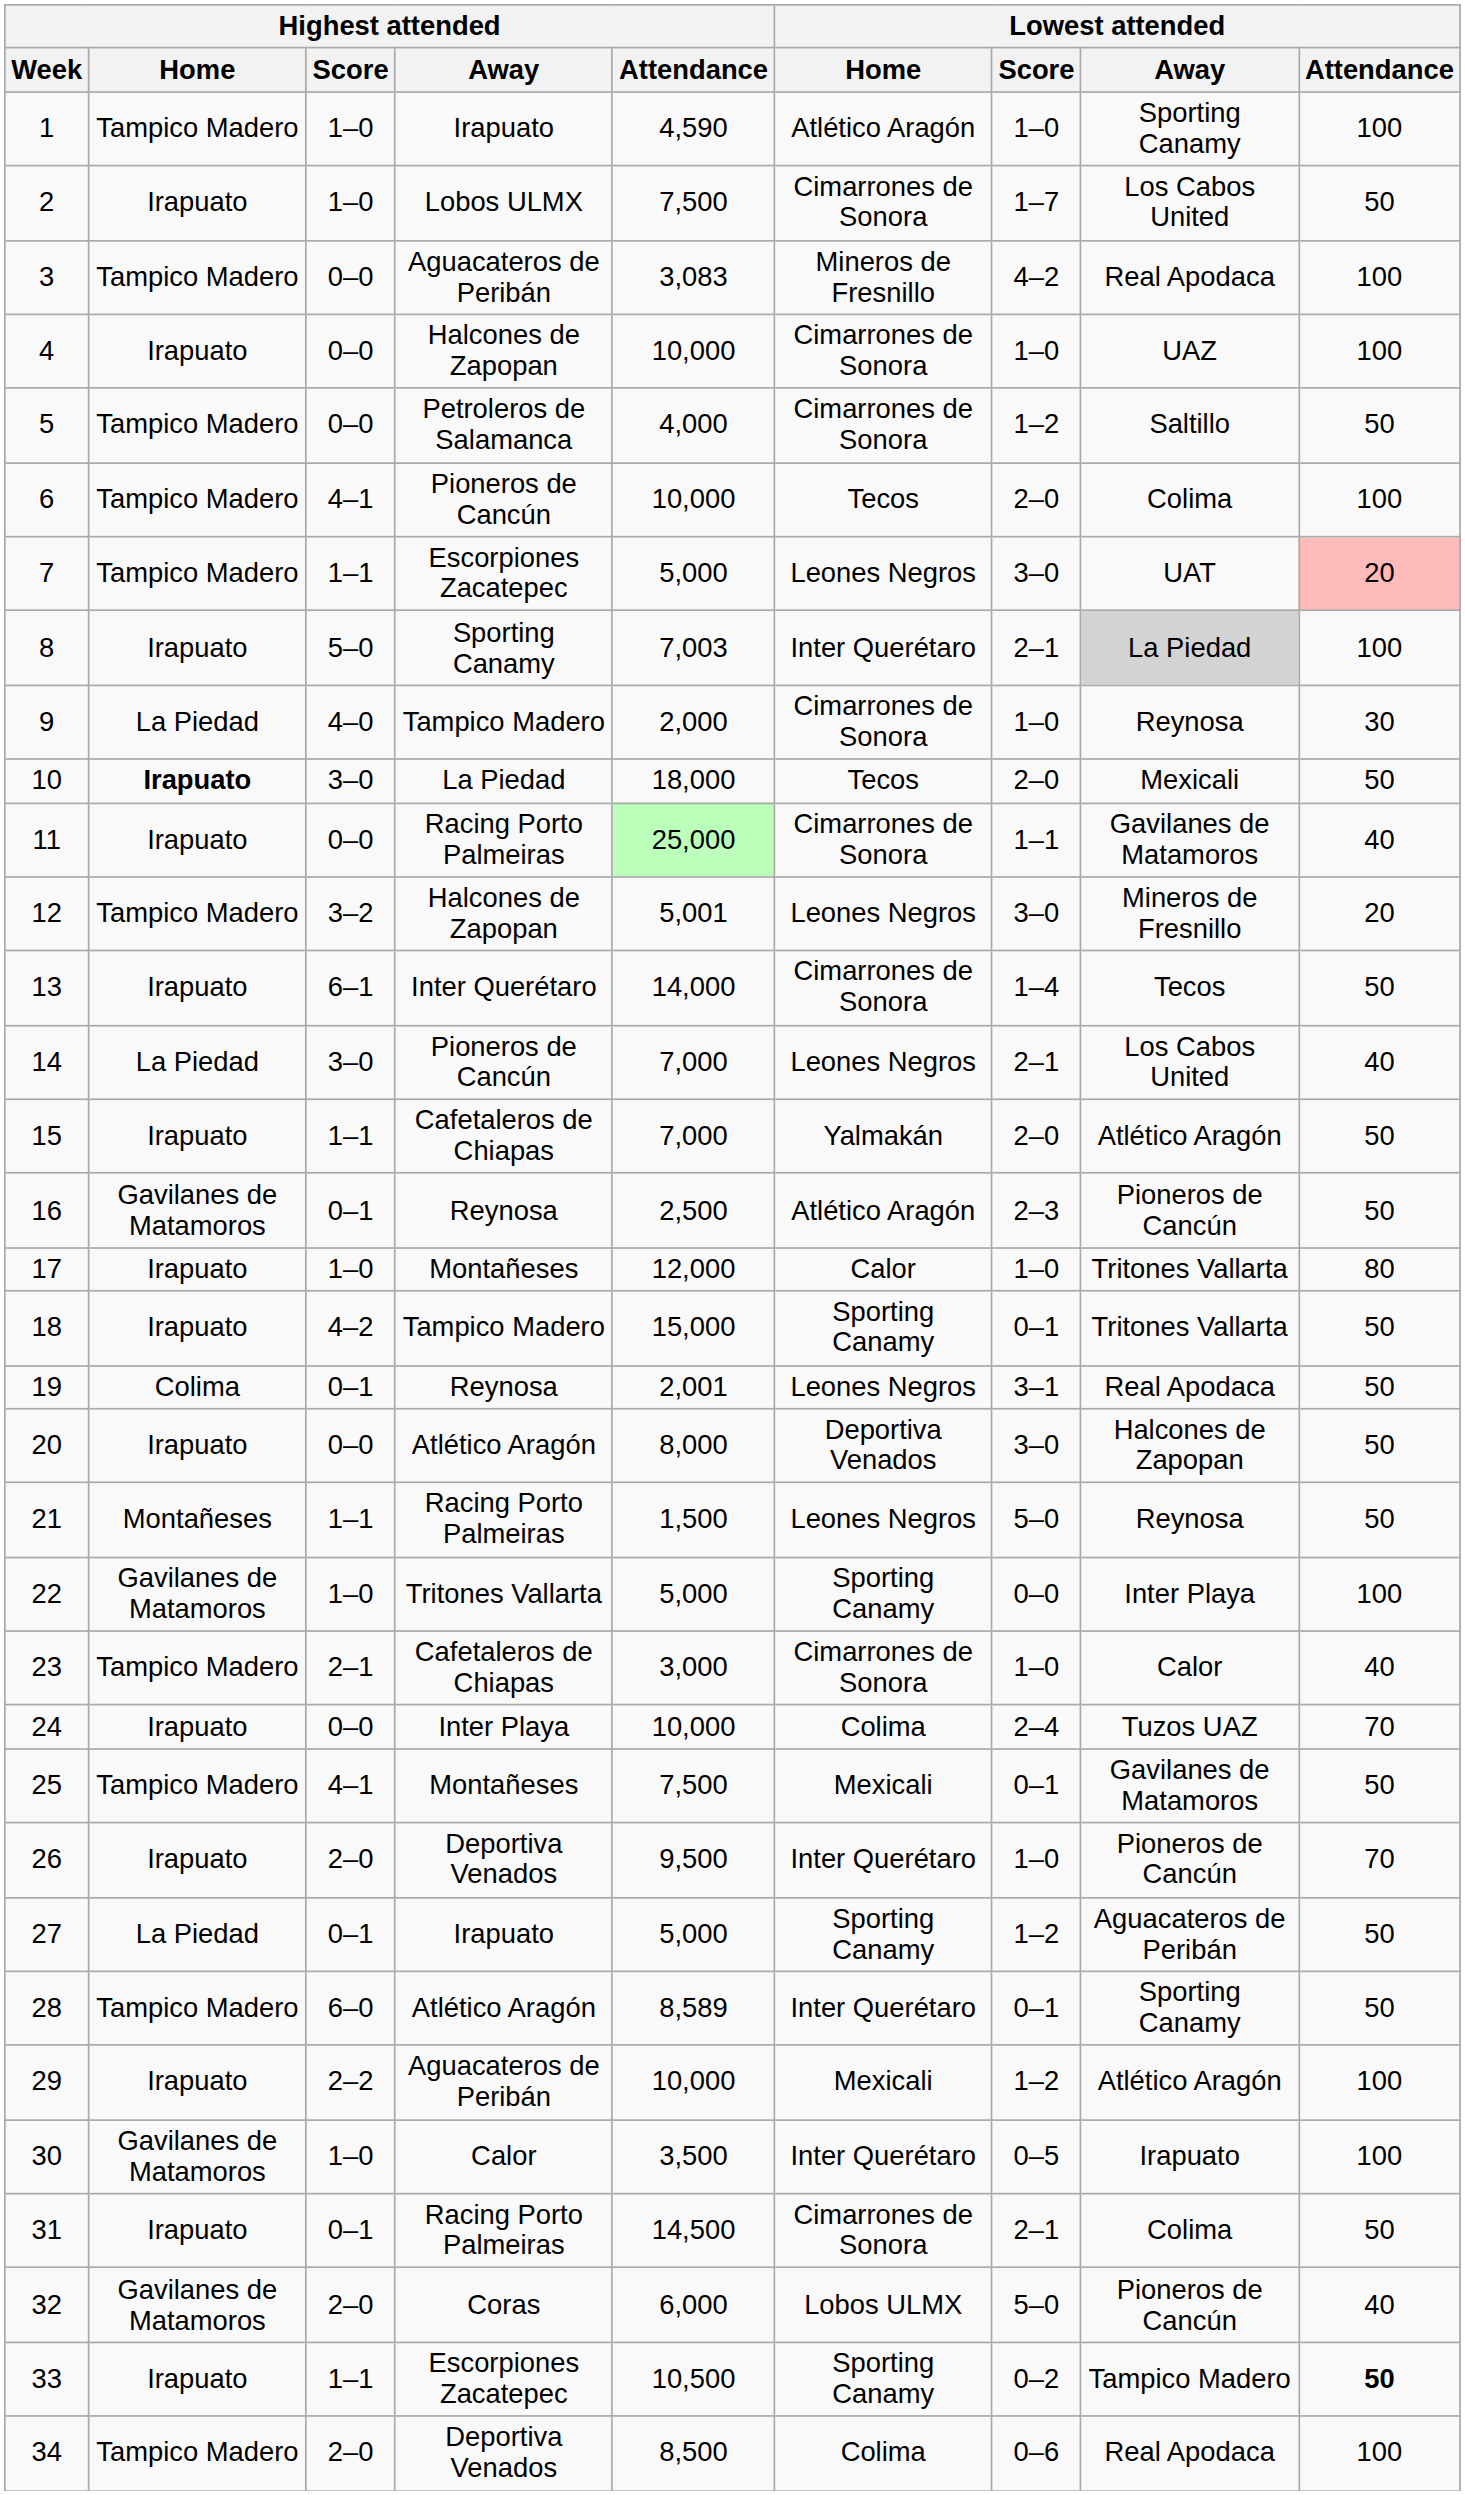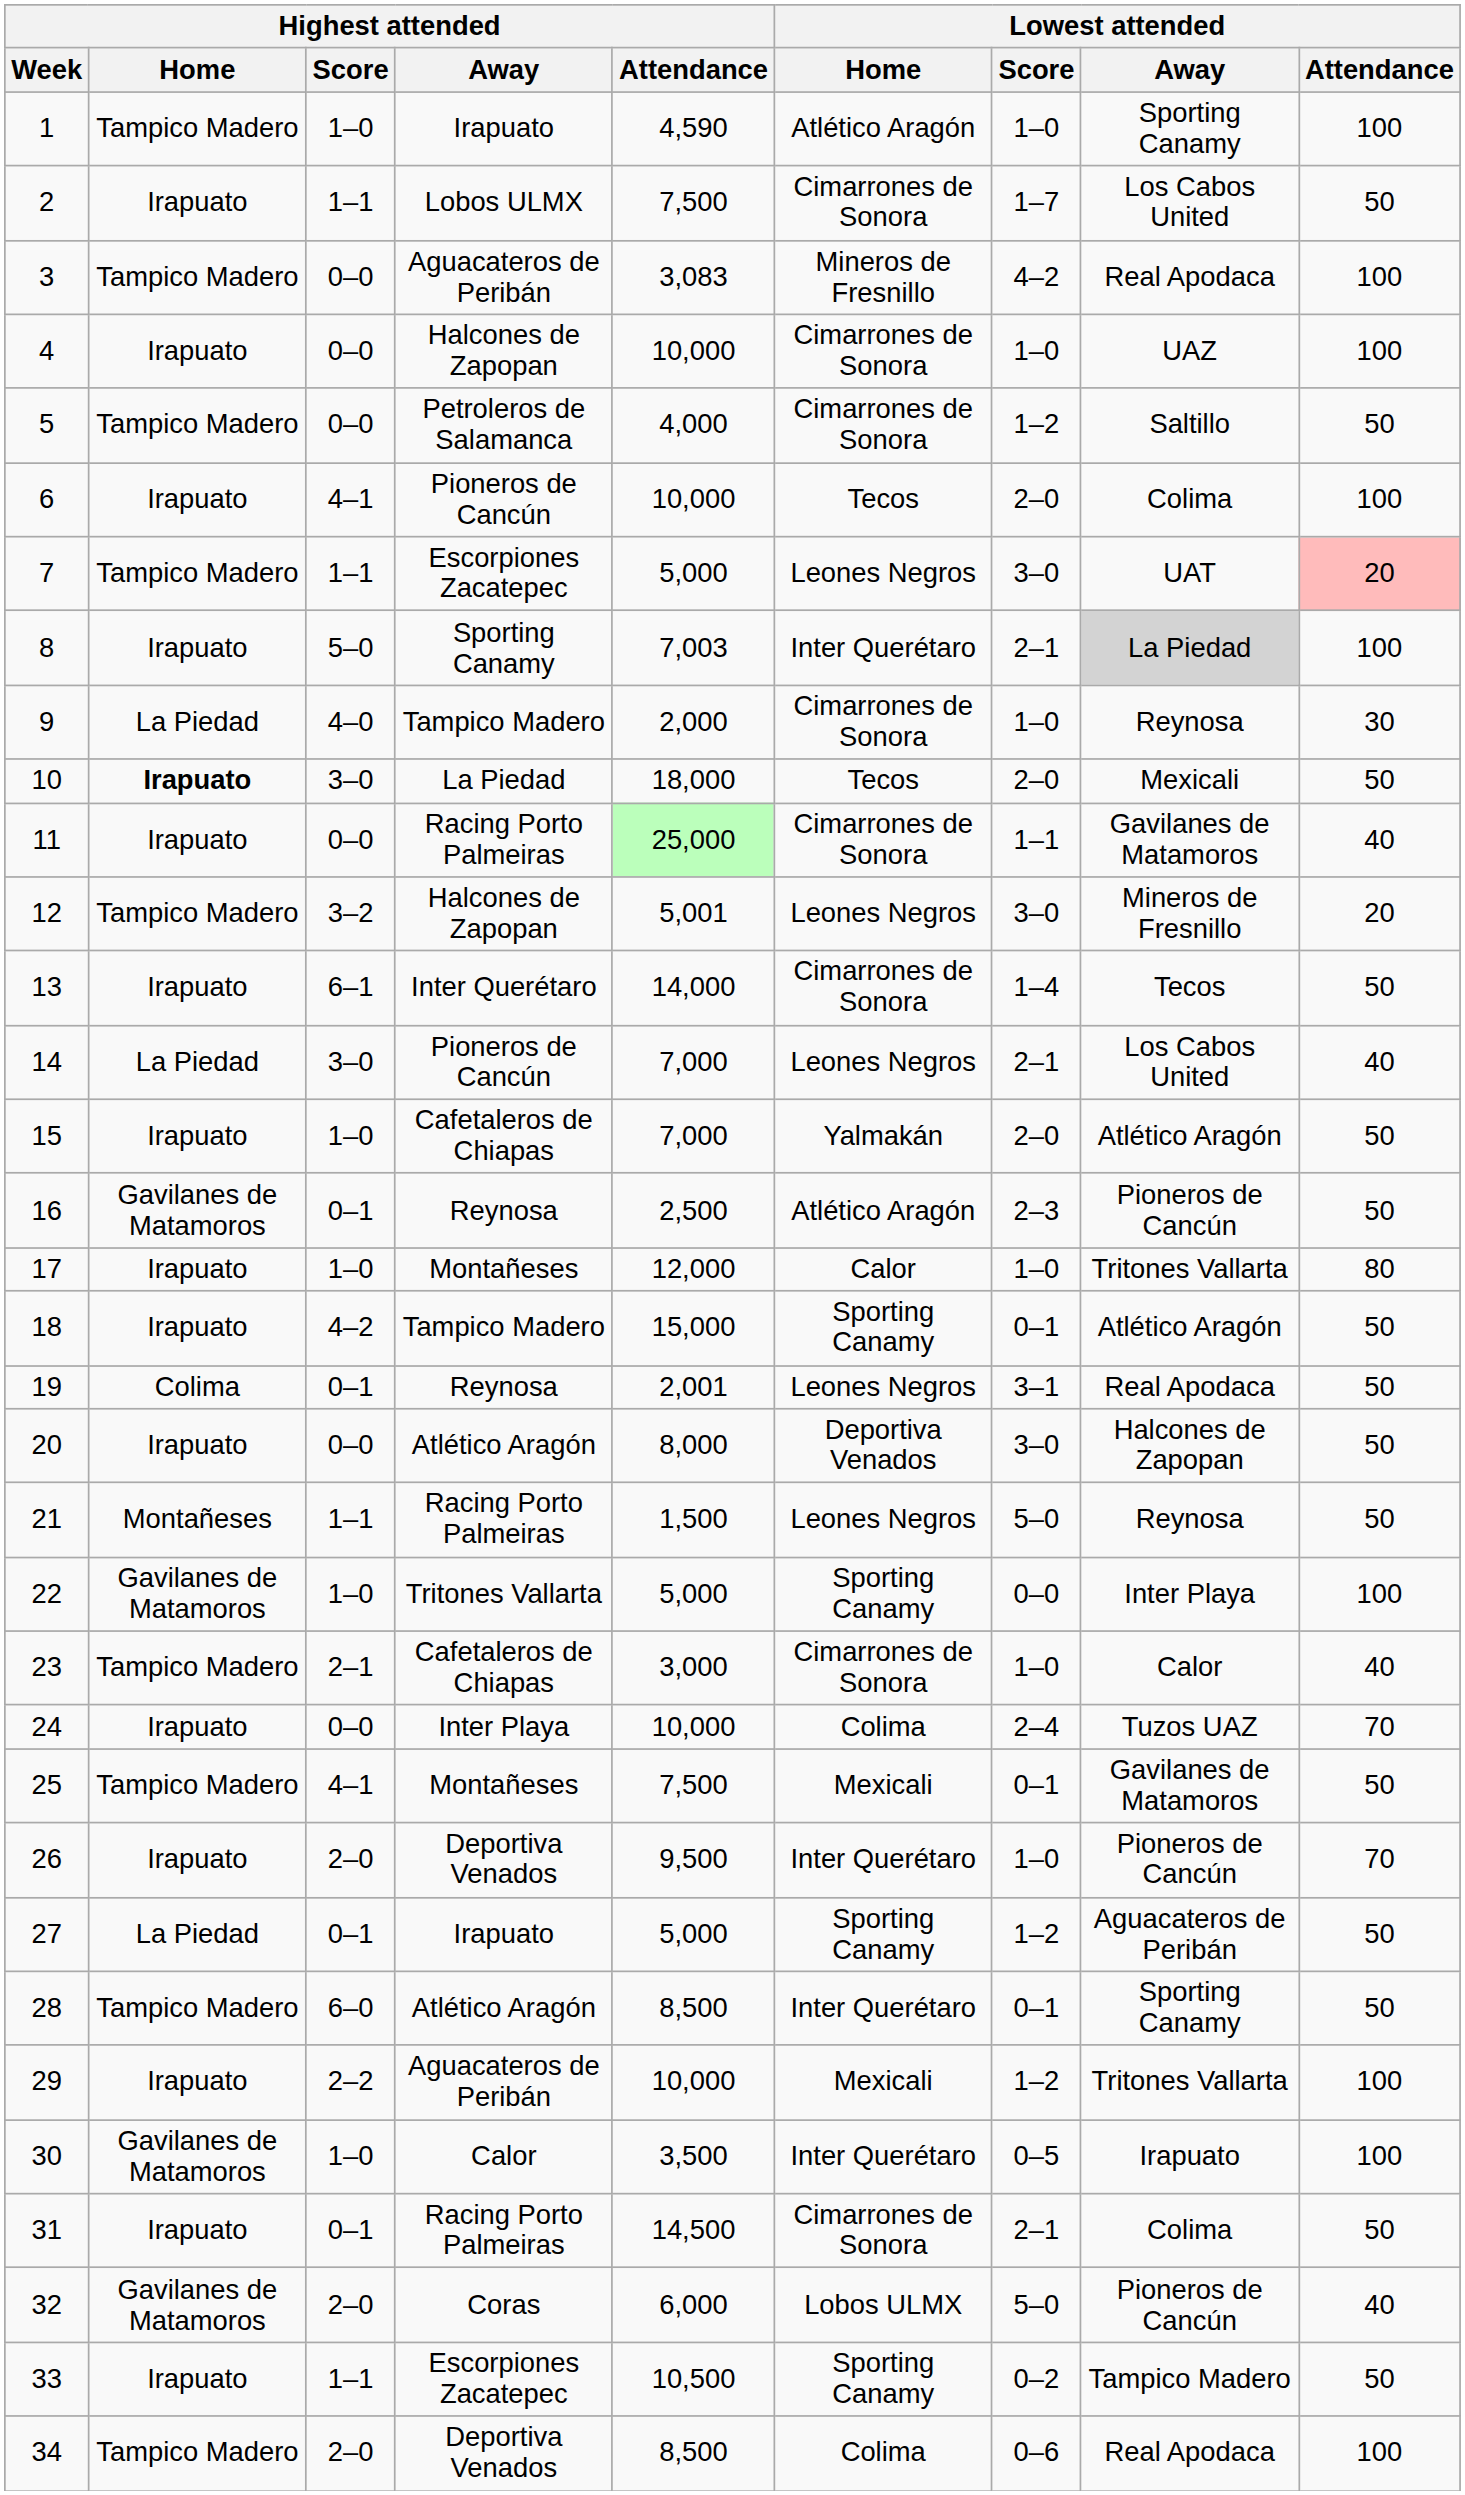(351, 202) 1–0 -> (351, 202) 1–1
(197, 499) Tampico Madero -> (197, 499) Irapuato
(351, 1135) 1–1 -> (351, 1135) 1–0
(1190, 1327) Tritones Vallarta -> (1190, 1327) Atlético Aragón
(694, 2007) 8,589 -> (694, 2007) 8,500
(1190, 2082) Atlético Aragón -> (1190, 2082) Tritones Vallarta
(1379, 2378) bold -> (1379, 2378) normal
